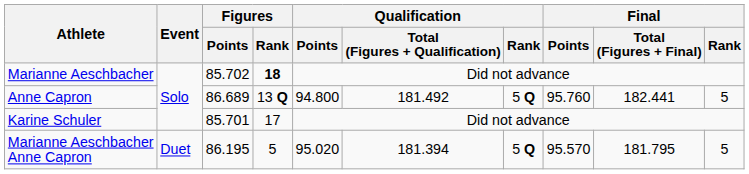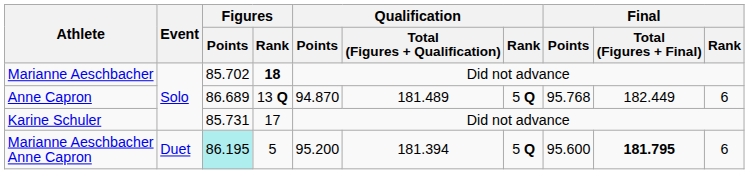(317, 97) 94.800 -> (317, 97) 94.870
(423, 97) 181.492 -> (423, 97) 181.489
(569, 97) 95.760 -> (569, 97) 95.768
(649, 97) 182.441 -> (649, 97) 182.449
(725, 97) 5 -> (725, 97) 6
(228, 120) 85.701 -> (228, 120) 85.731
(228, 150) no background -> (228, 150) paleturquoise background
(317, 150) 95.020 -> (317, 150) 95.200
(569, 150) 95.570 -> (569, 150) 95.600
(649, 150) normal -> (649, 150) bold
(725, 150) 5 -> (725, 150) 6
